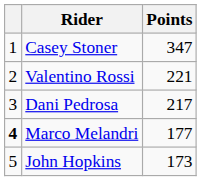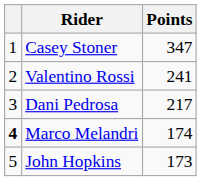(180, 76) 221 -> (180, 76) 241
(180, 133) 177 -> (180, 133) 174
